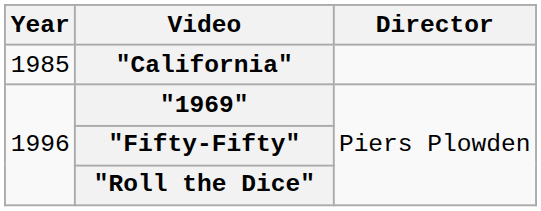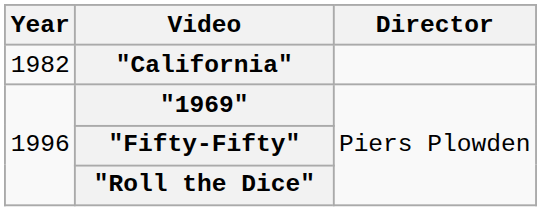(40, 65) 1985 -> (40, 65) 1982
